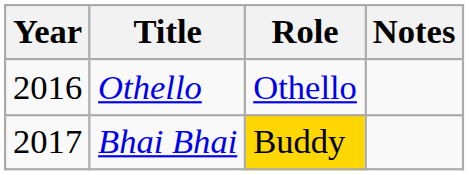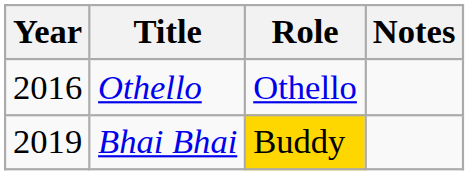(48, 141) 2017 -> (48, 141) 2019
